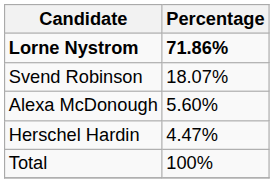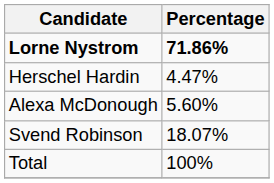rows swapped: (76, 76) <-> (74, 134)
